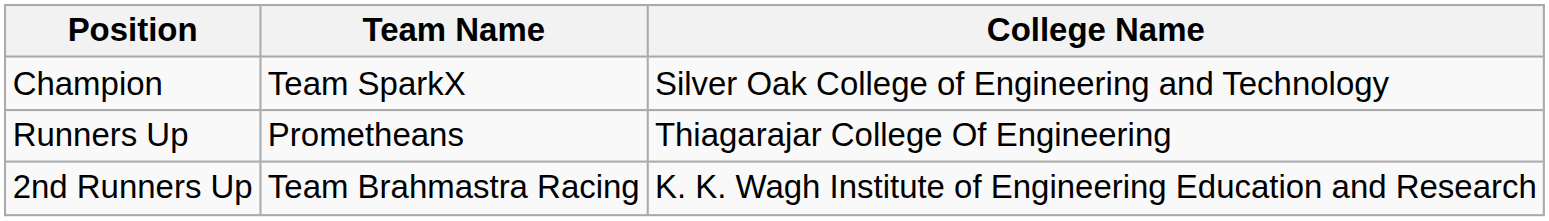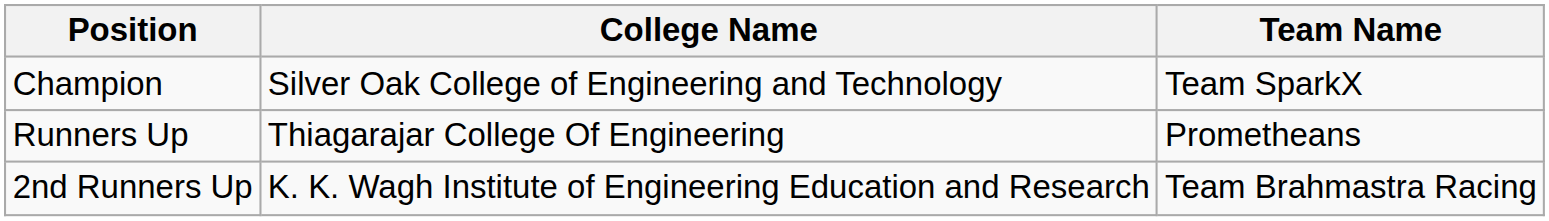columns swapped: (1096, 30) <-> (454, 30)
